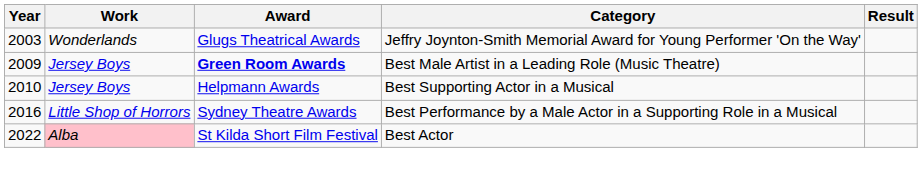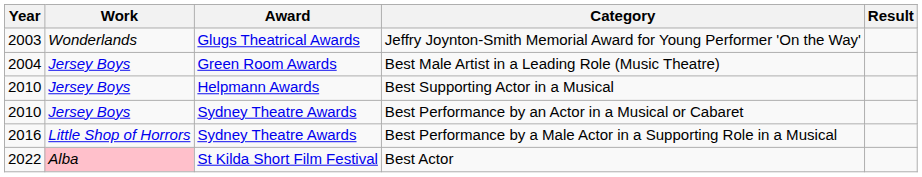(25, 64) 2009 -> (25, 64) 2004
(271, 64) bold -> (267, 64) normal
+ row: (564, 111)
